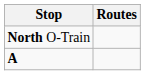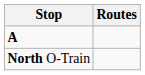rows swapped: (49, 37) <-> (13, 59)
